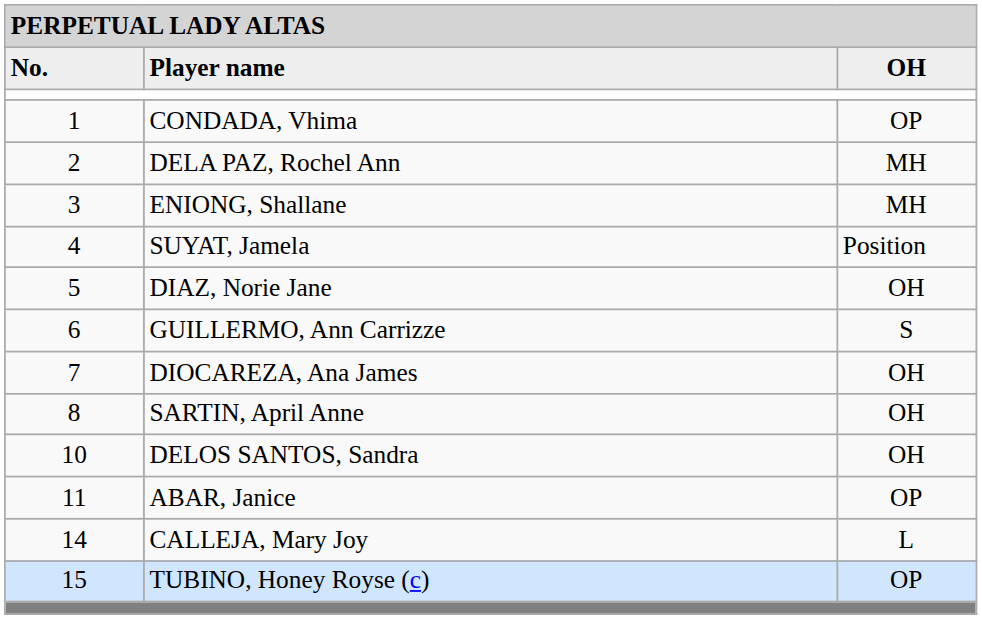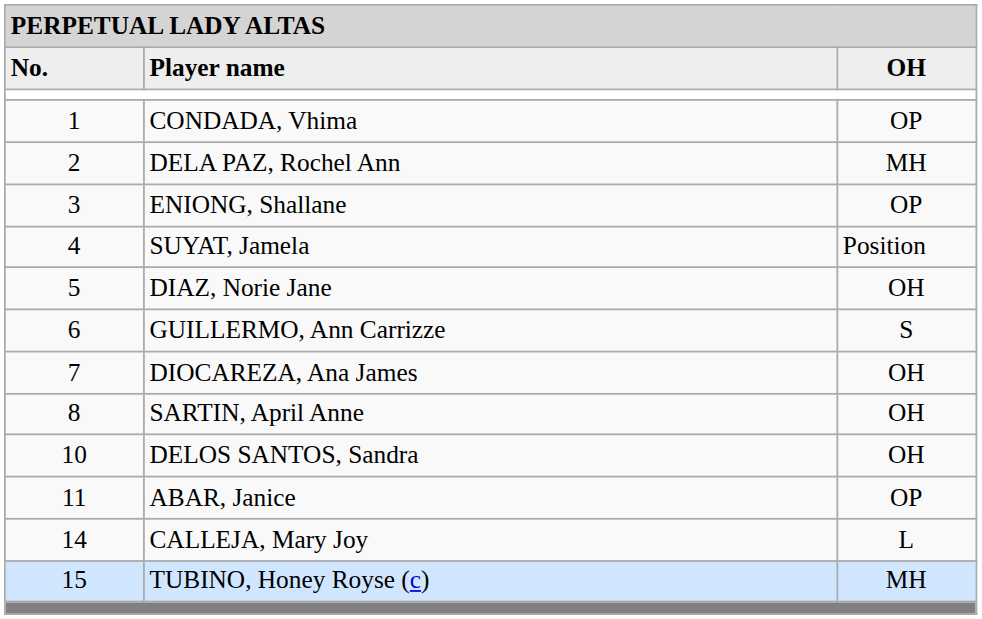(906, 204) MH -> (906, 204) OP
(906, 581) OP -> (906, 581) MH
